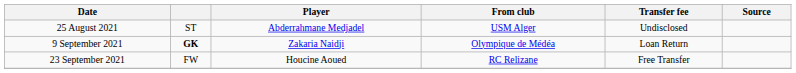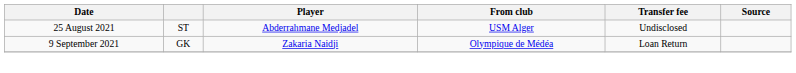(191, 43) bold -> (183, 43) normal
- row: (87, 59)
